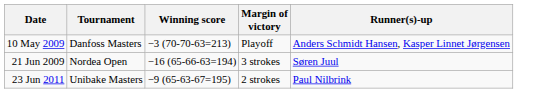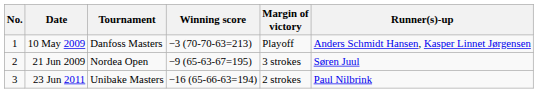+ column: (15, 19)
(192, 61) −16 (65-66-63=194) -> (210, 61) −9 (65-63-67=195)
(189, 79) −9 (65-63-67=195) -> (213, 79) −16 (65-66-63=194)
